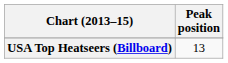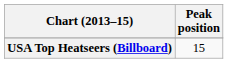(199, 48) 13 -> (199, 48) 15
